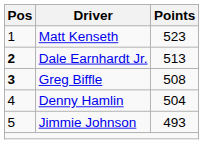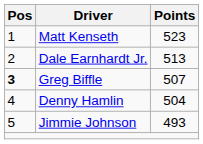(11, 58) bold -> (11, 58) normal
(175, 80) 508 -> (175, 80) 507
